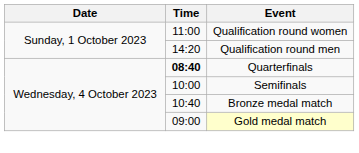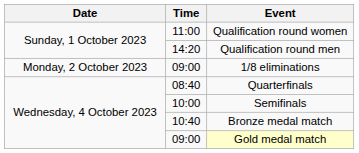+ row: (280, 67)
(186, 67) bold -> (186, 85) normal
